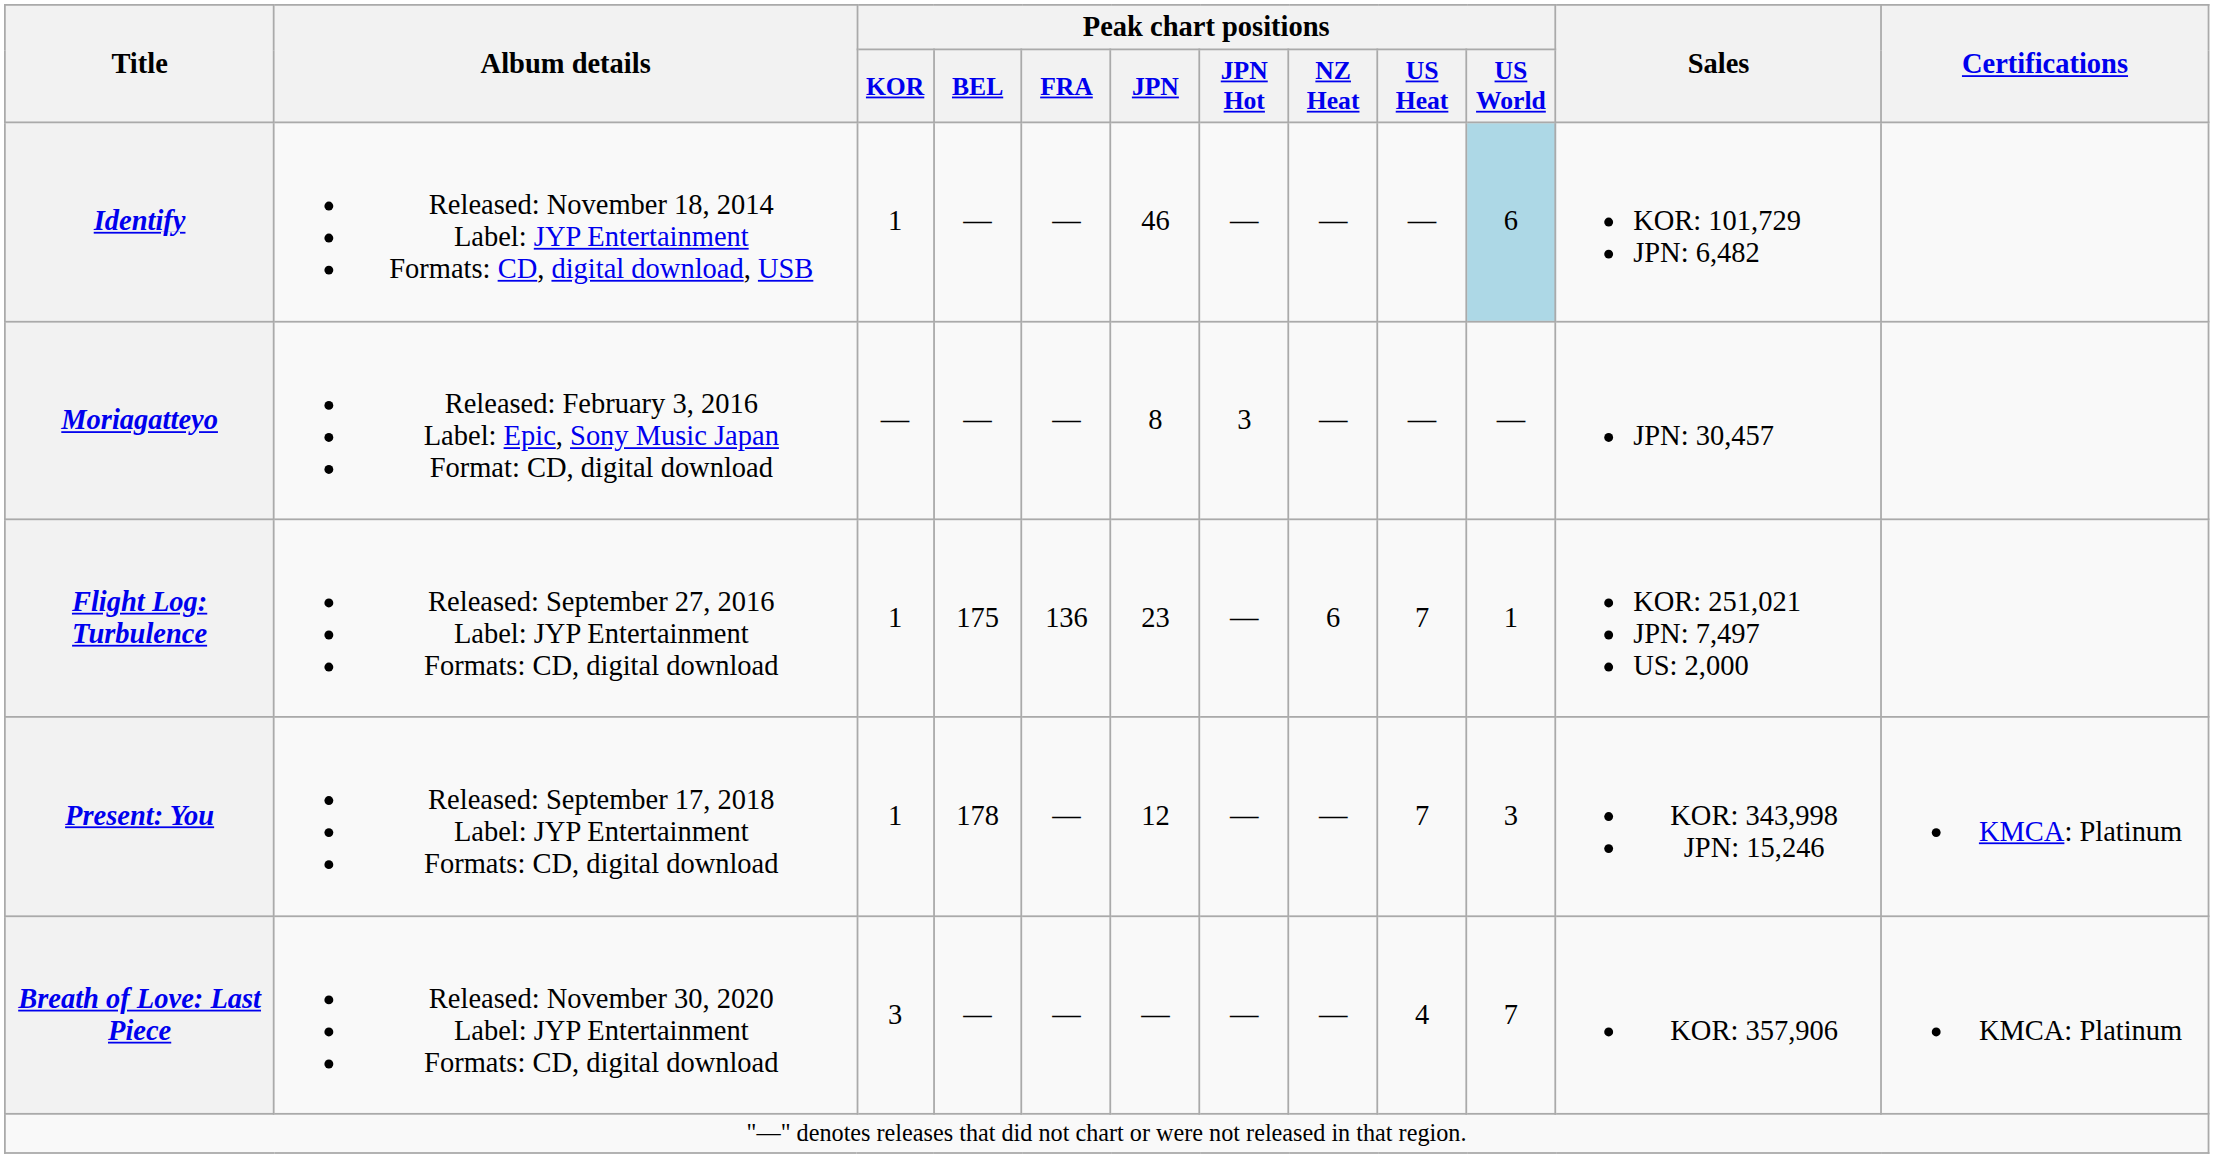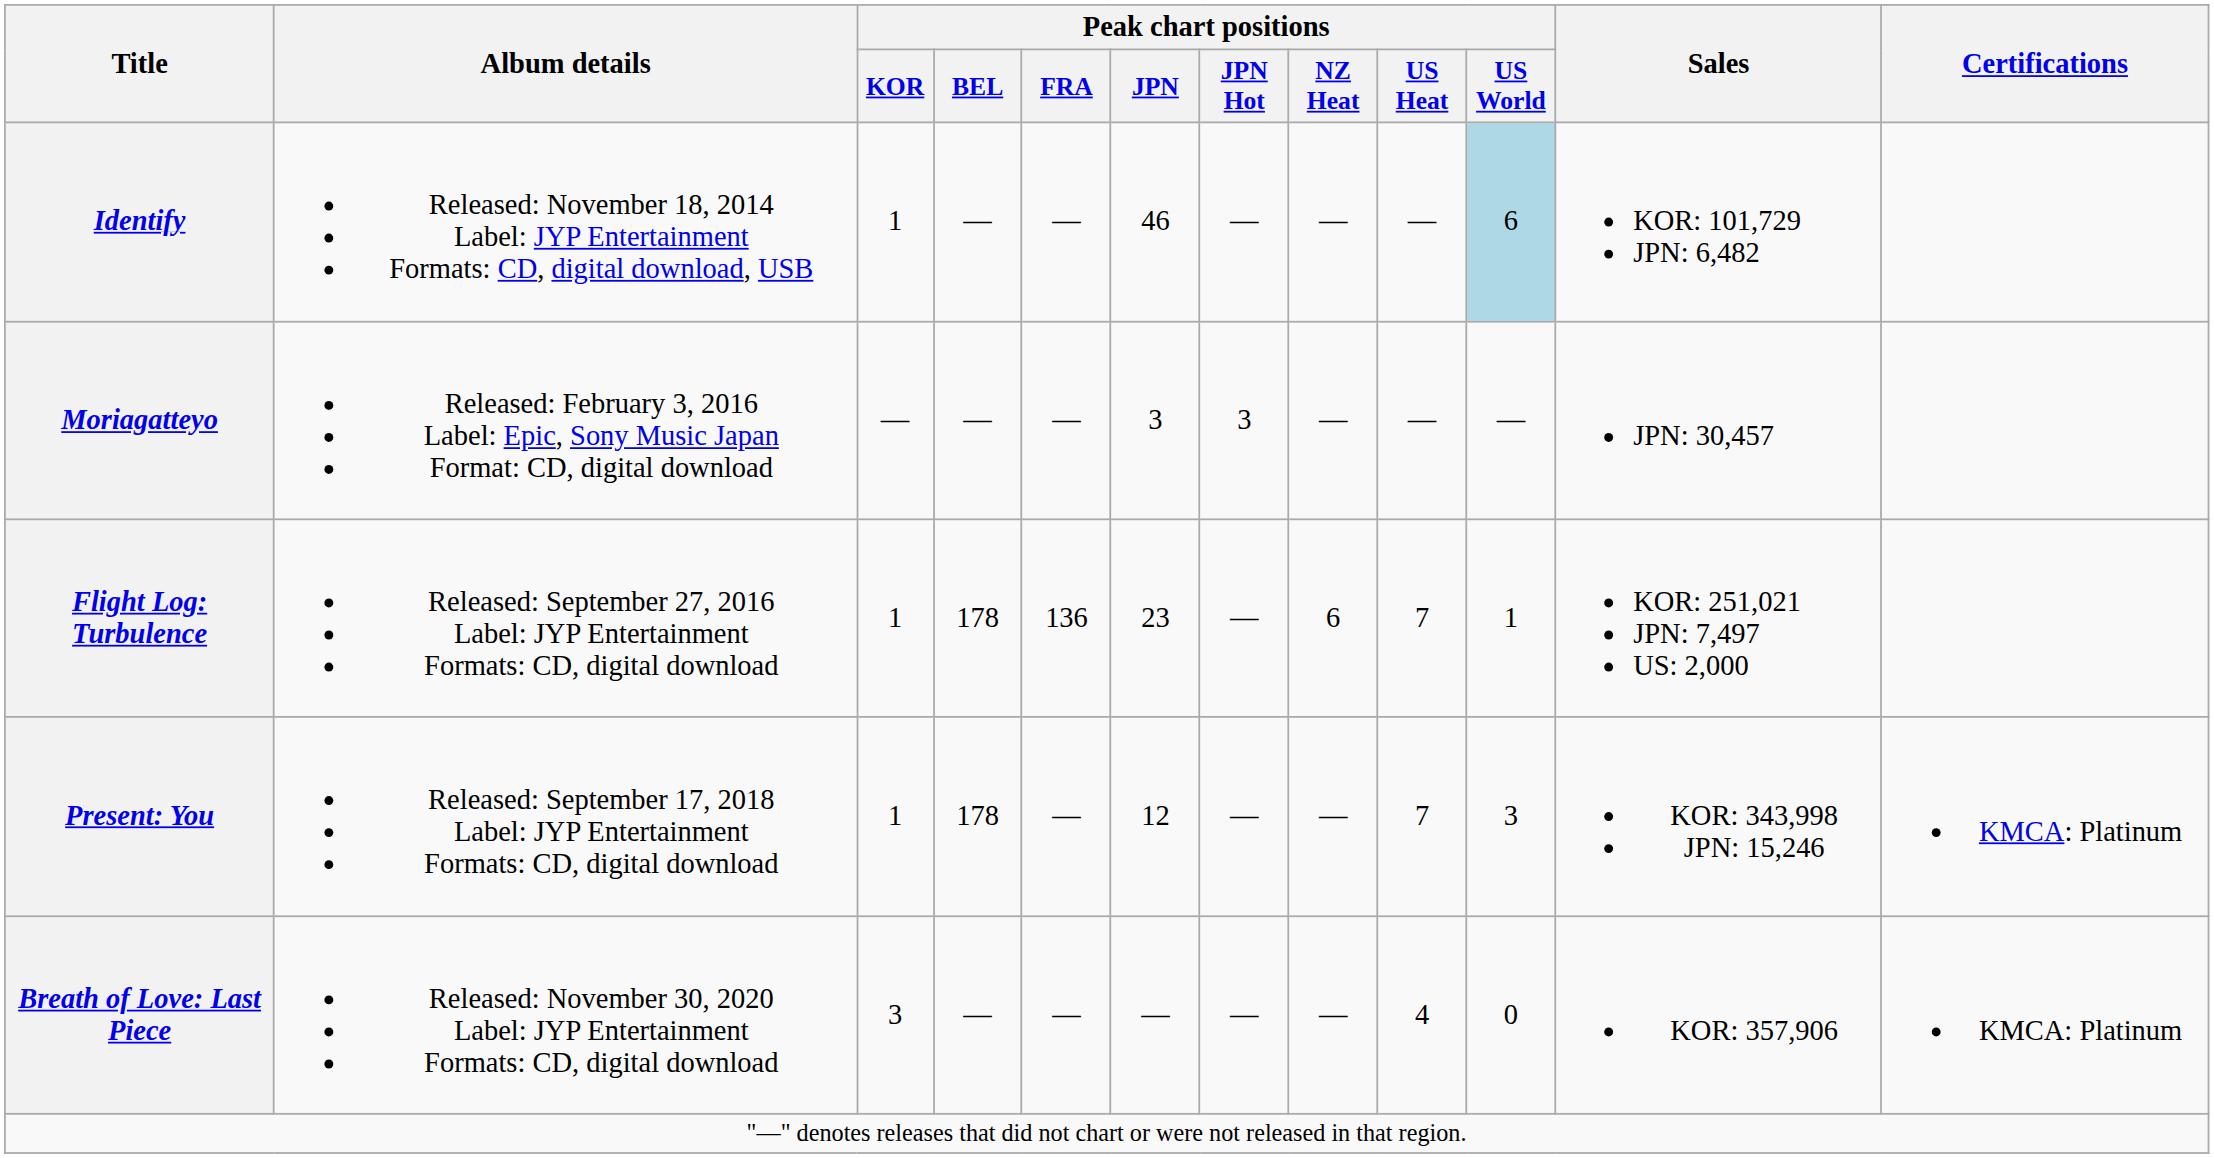(1155, 419) 8 -> (1155, 419) 3
(978, 617) 175 -> (978, 617) 178
(1511, 1014) 7 -> (1511, 1014) 0
